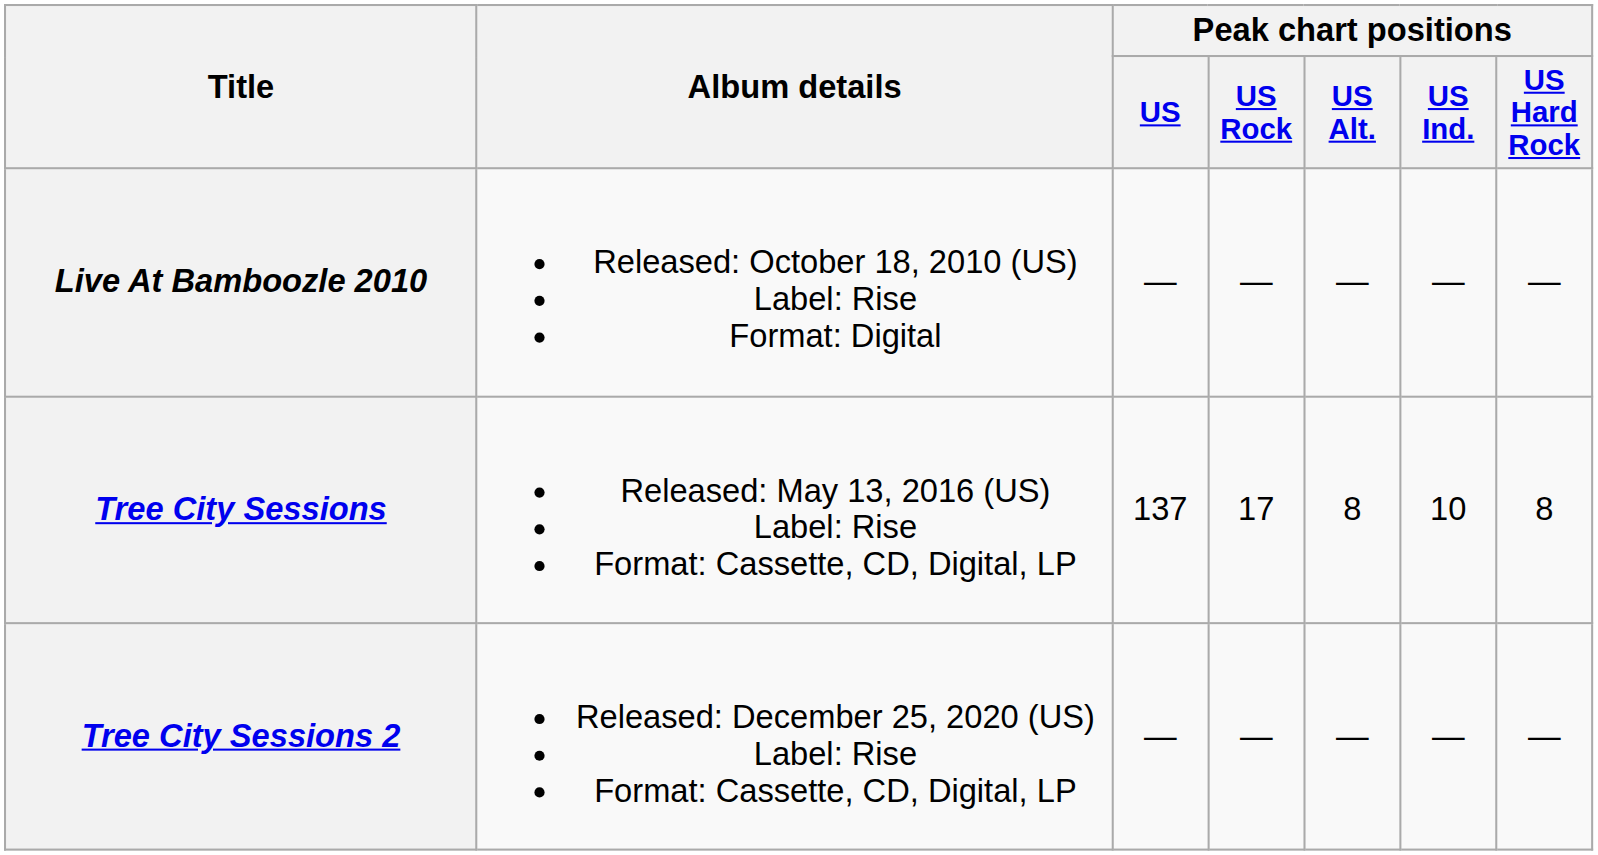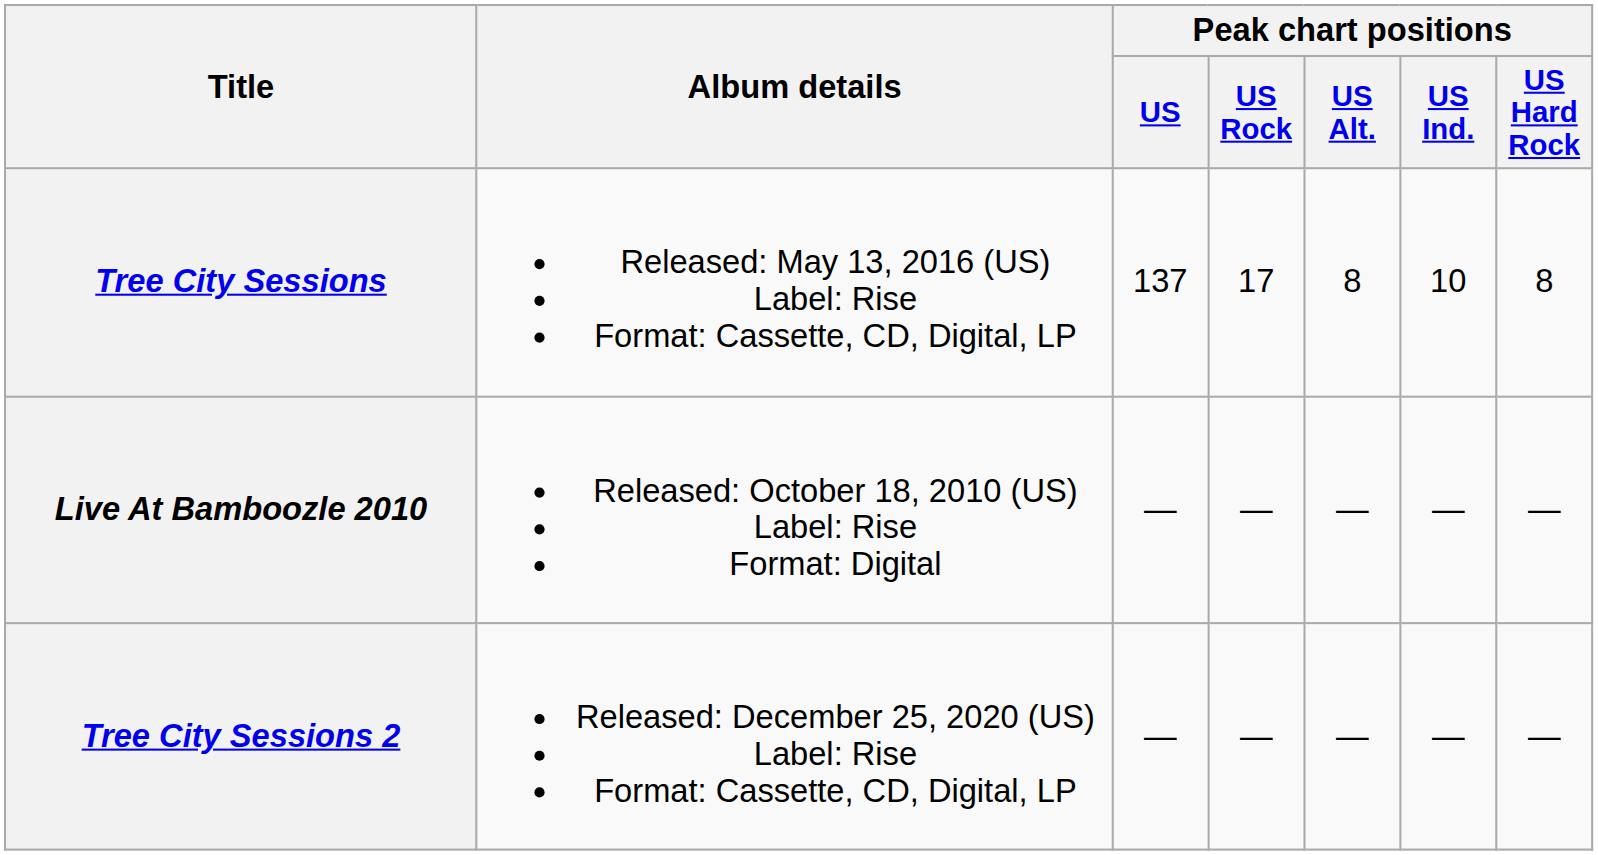rows swapped: (241, 281) <-> (241, 508)
